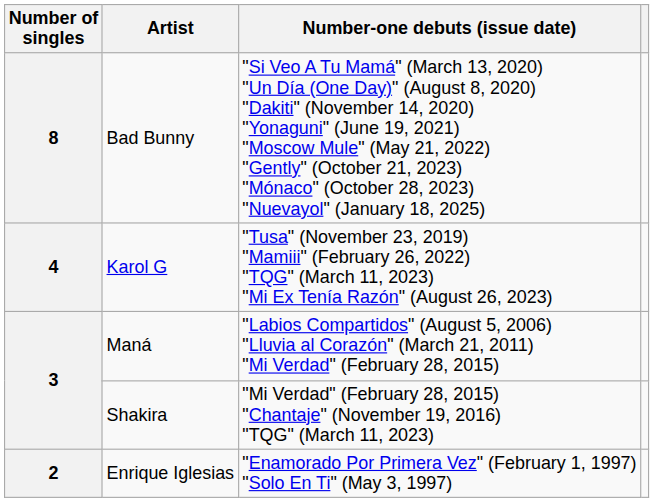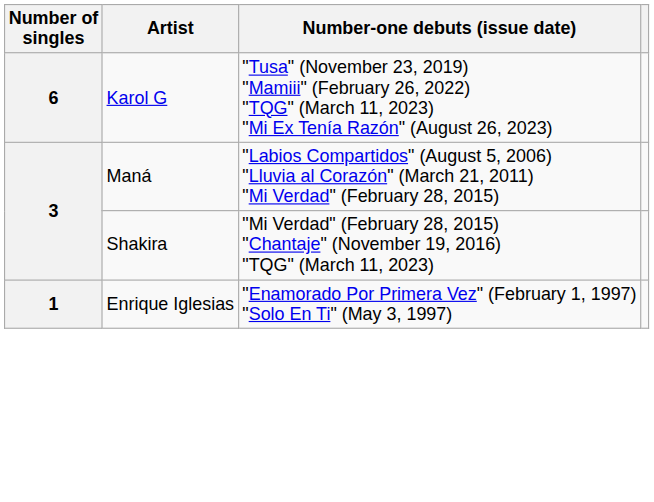- row: (150, 137)
(53, 267) 4 -> (53, 97) 6
(53, 473) 2 -> (53, 303) 1
